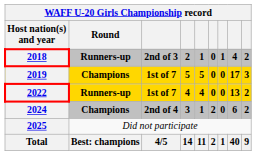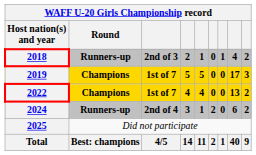(106, 93) Runners-up -> (106, 93) Champions
(105, 110) Champions -> (105, 110) Runners-up
